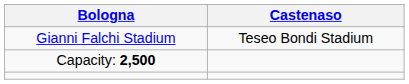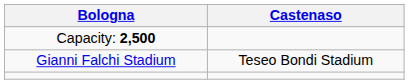rows swapped: (106, 38) <-> (106, 60)
